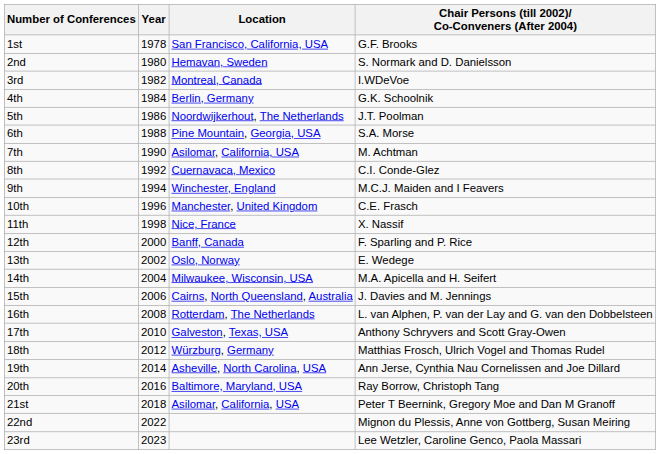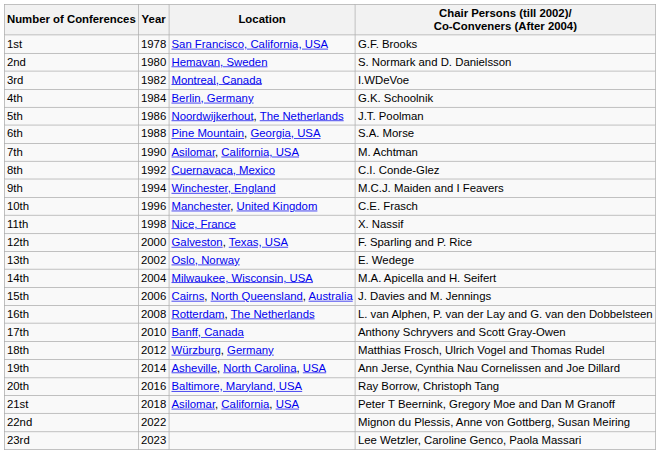(208, 242) Banff, Canada -> (230, 242) Galveston, Texas, USA
(230, 332) Galveston, Texas, USA -> (208, 332) Banff, Canada
